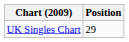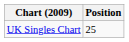(91, 29) 29 -> (91, 29) 25
